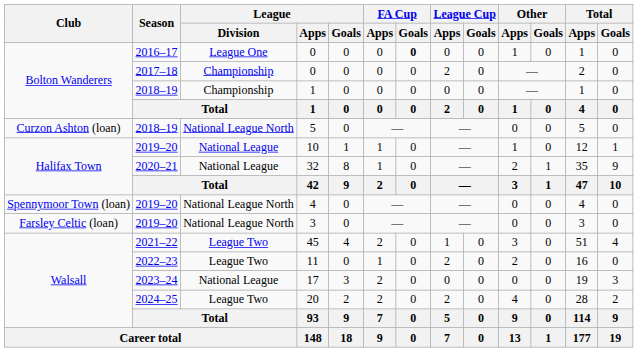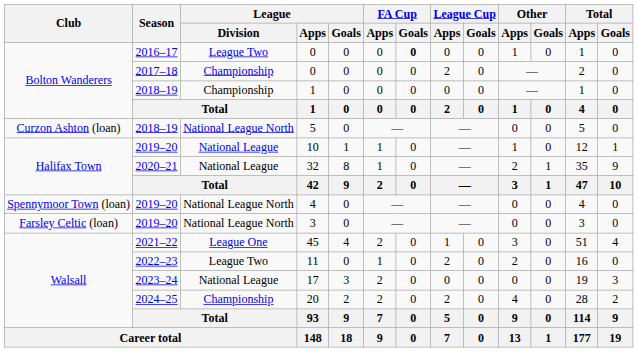(238, 52) League One -> (238, 52) League Two
(238, 242) League Two -> (238, 242) League One
(238, 299) League Two -> (238, 299) Championship
